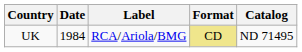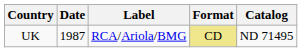(72, 35) 1984 -> (72, 35) 1987
